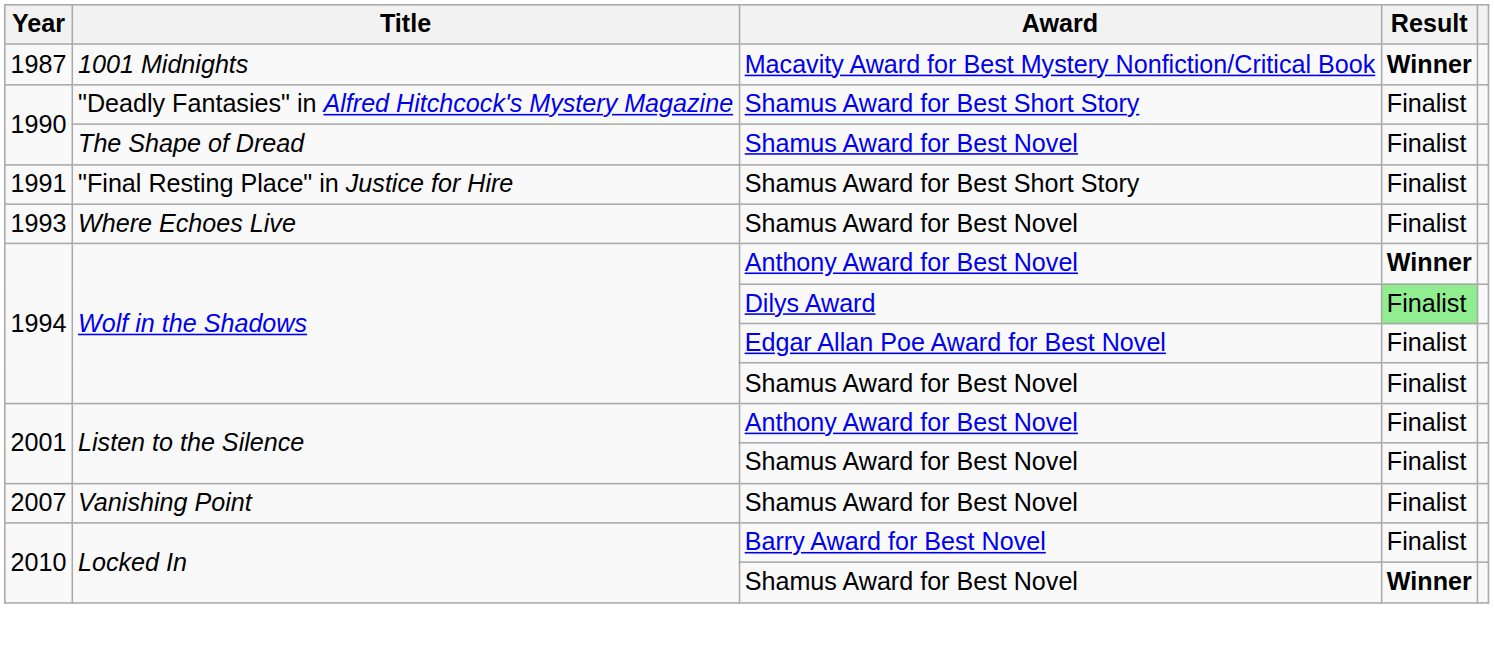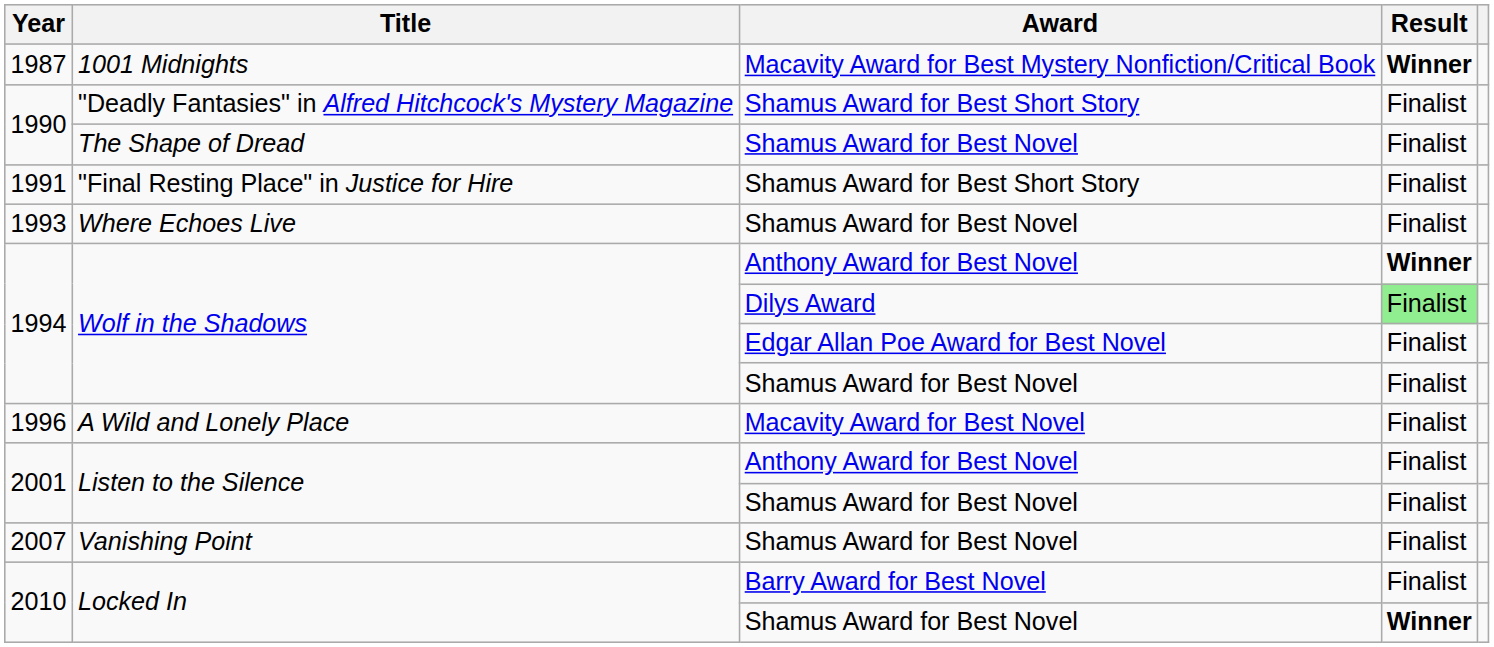+ row: (214, 422)
